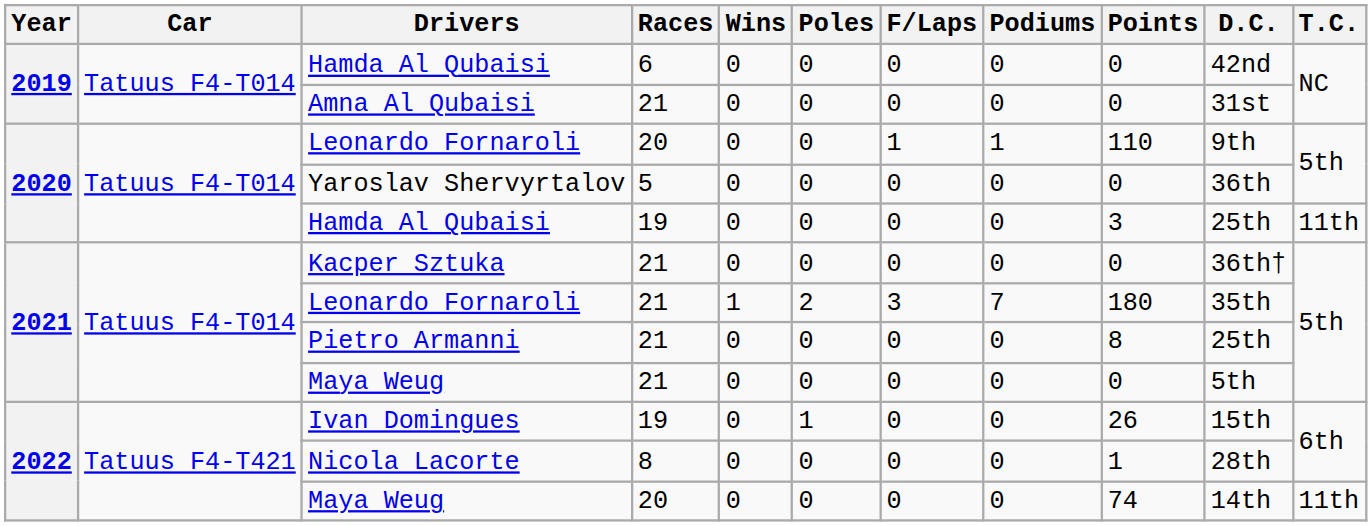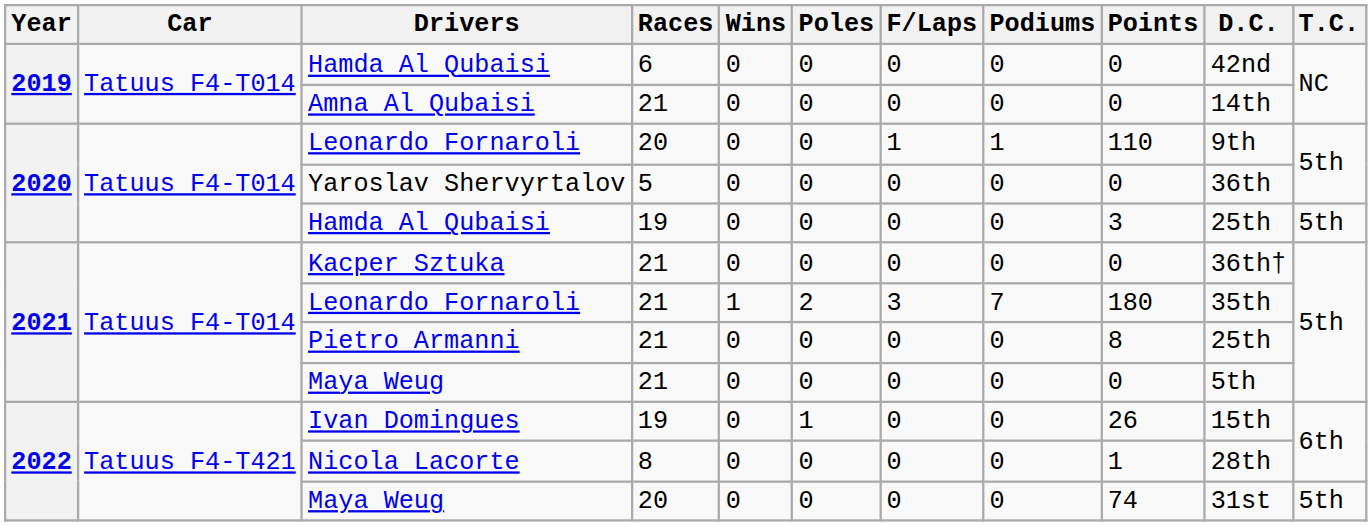(1241, 104) 31st -> (1241, 104) 14th
(1329, 223) 11th -> (1321, 223) 5th
(1241, 501) 14th -> (1241, 501) 31st
(1329, 501) 11th -> (1321, 501) 5th
